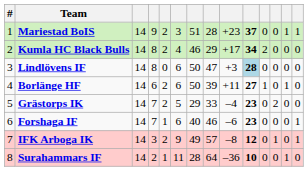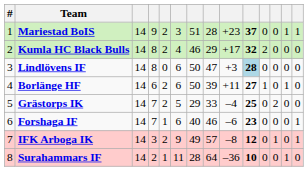(251, 49) 34 -> (251, 49) 32
(251, 103) 23 -> (251, 103) 25
